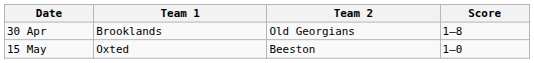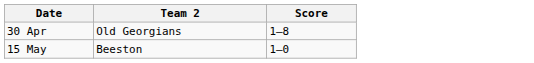- column: (180, 13)
